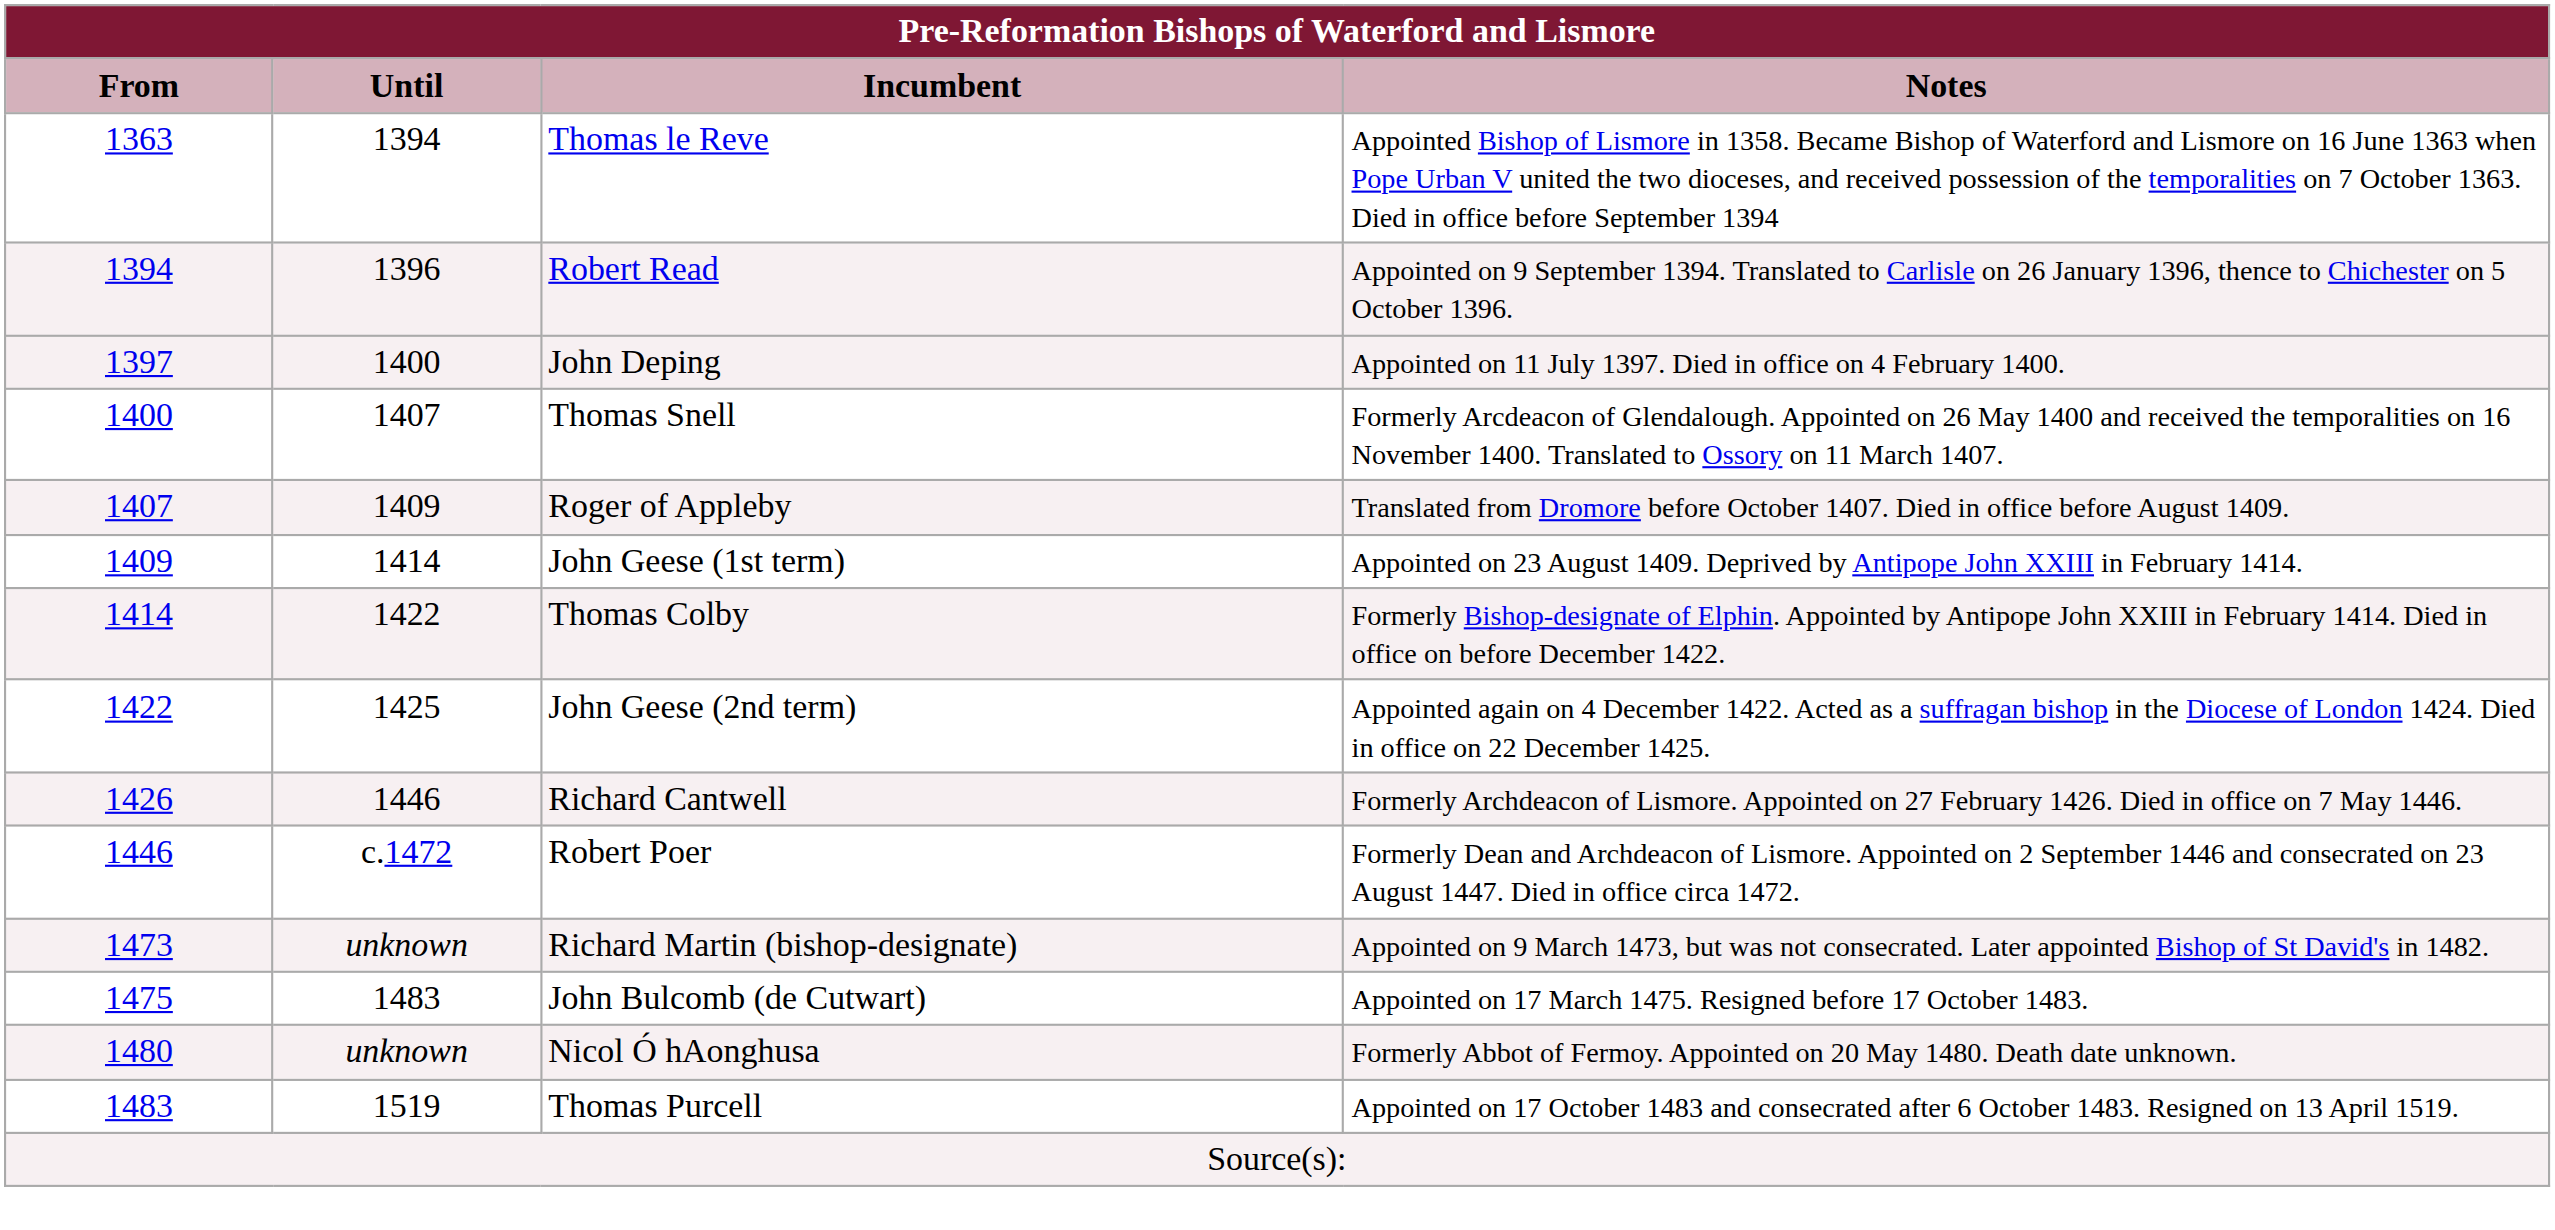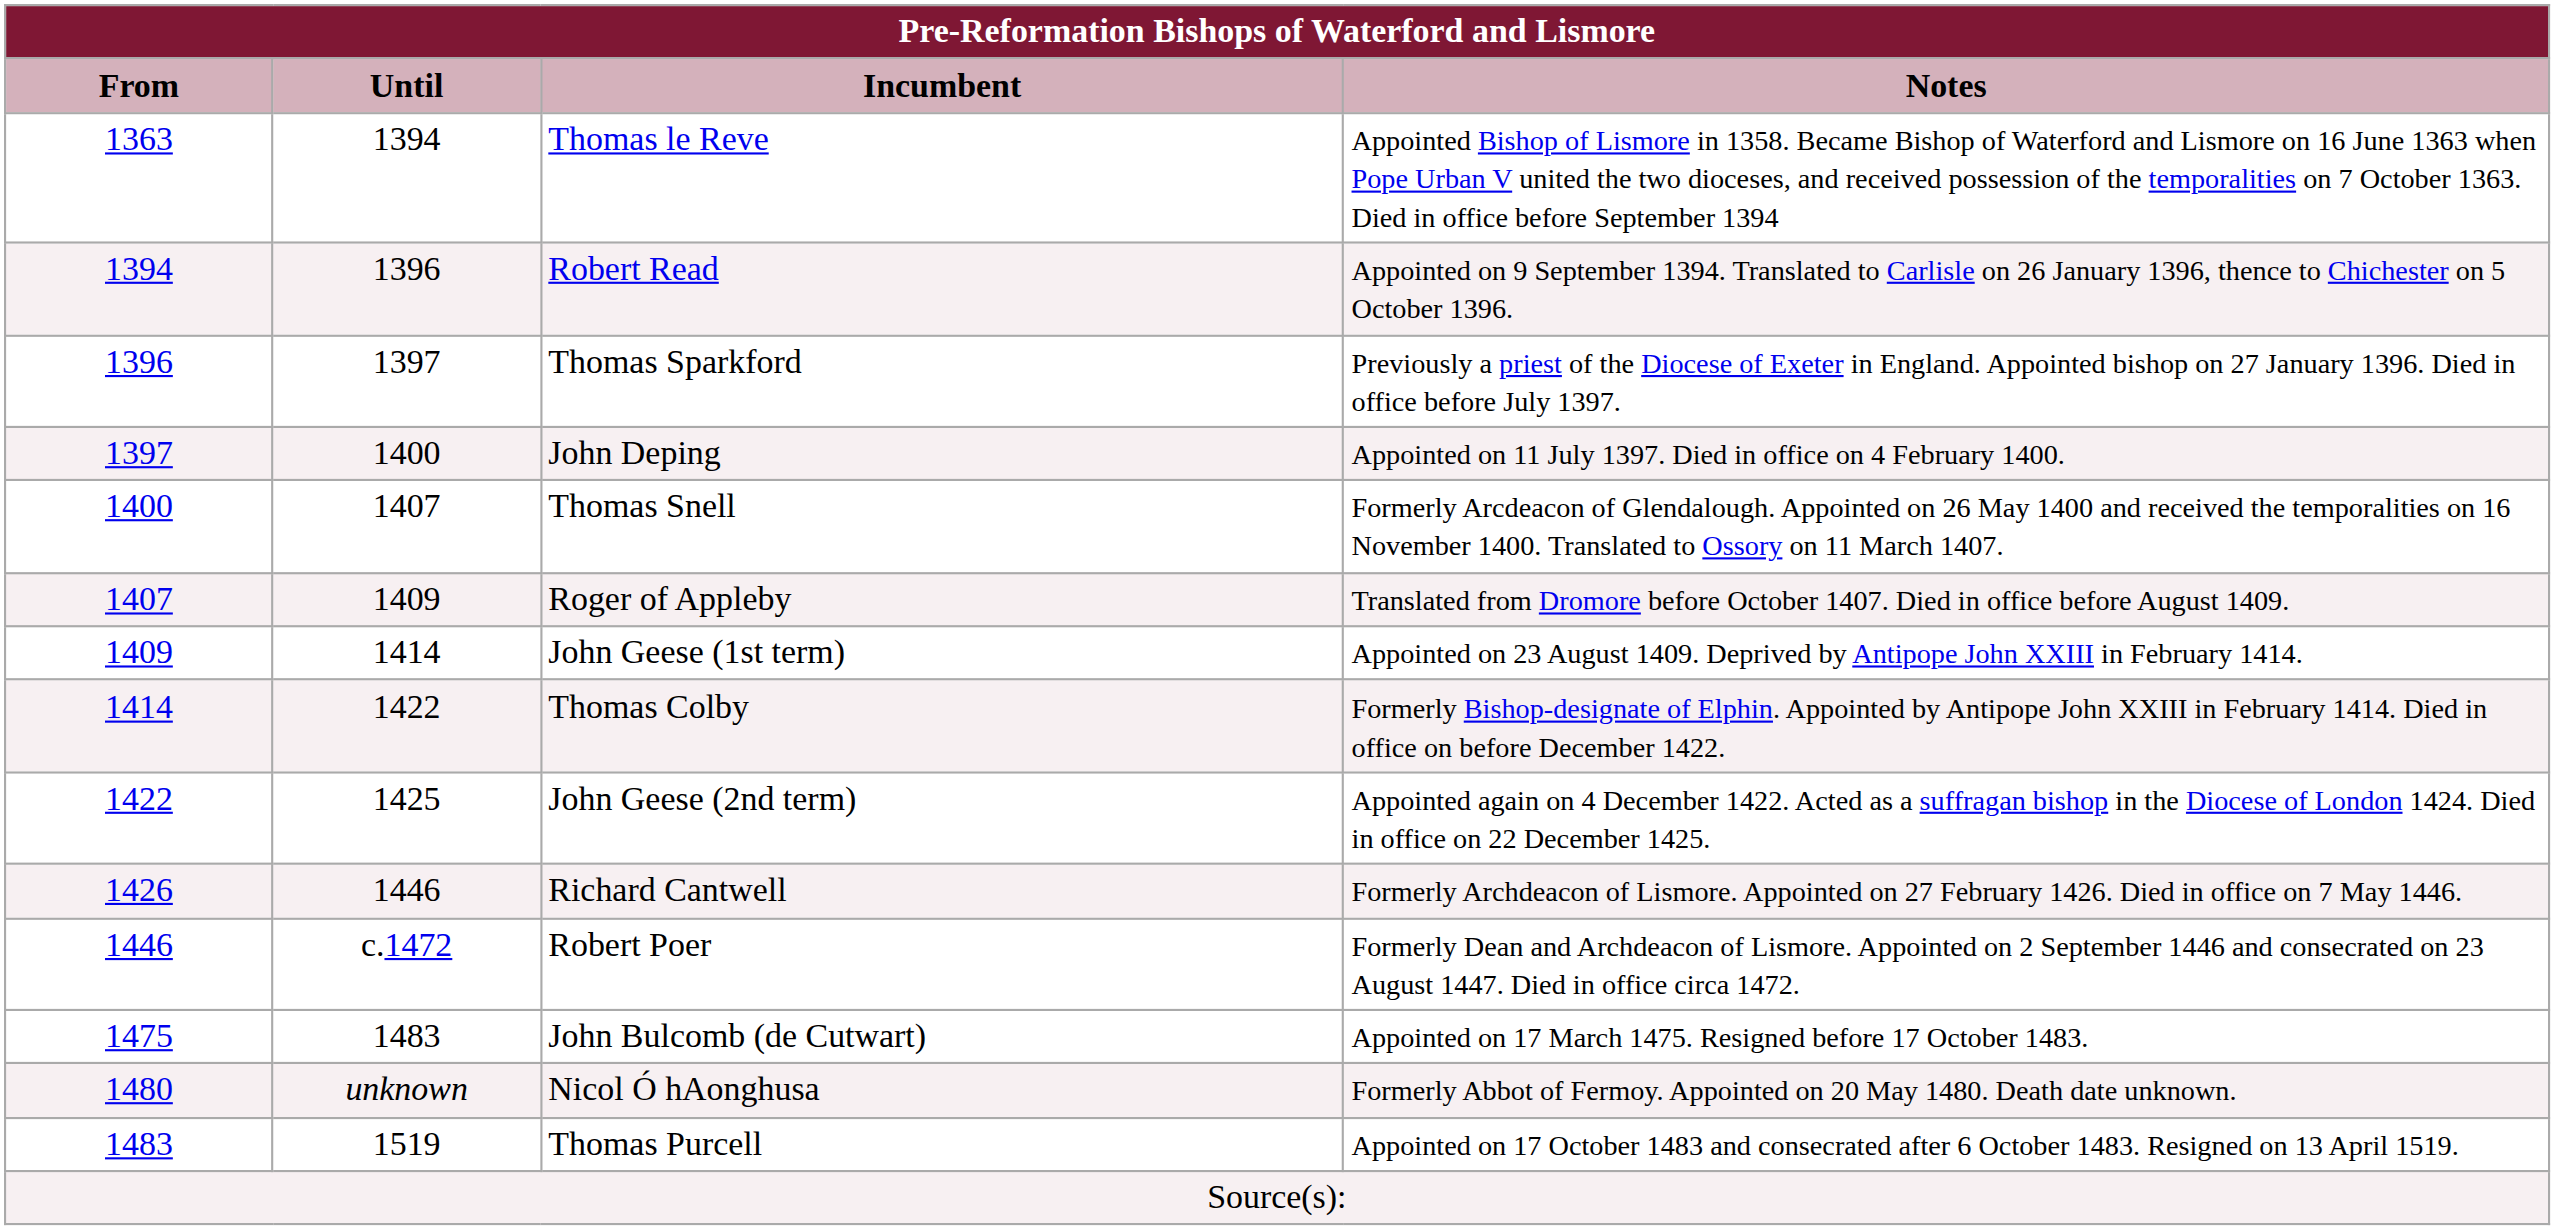+ row: (675, 361)
- row: (783, 944)
